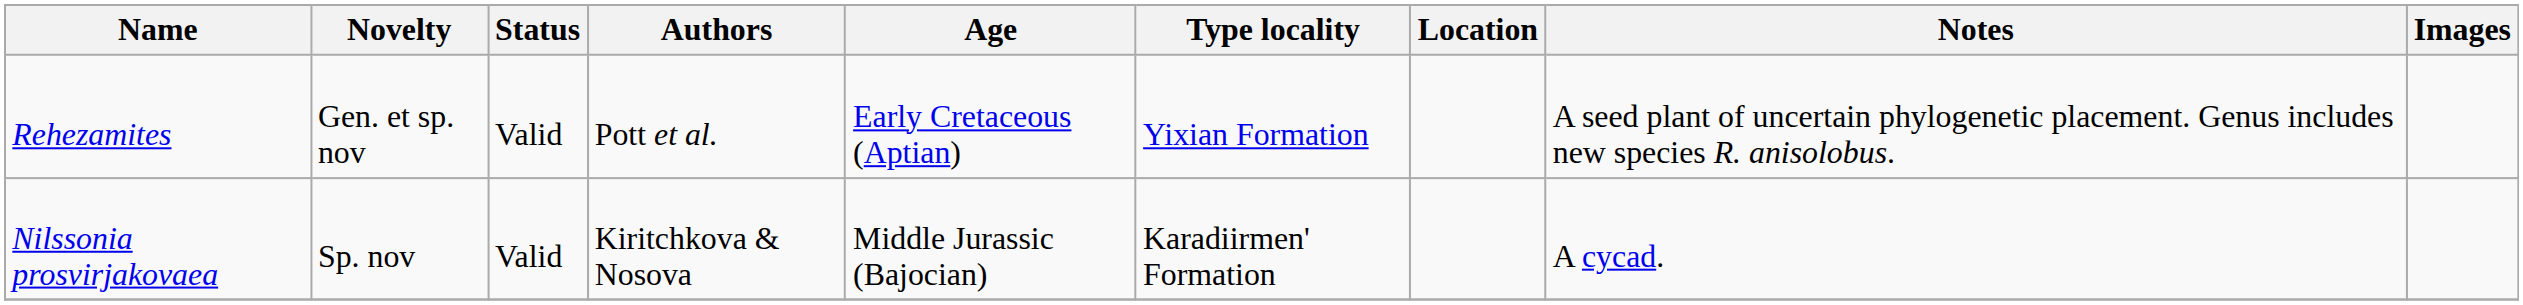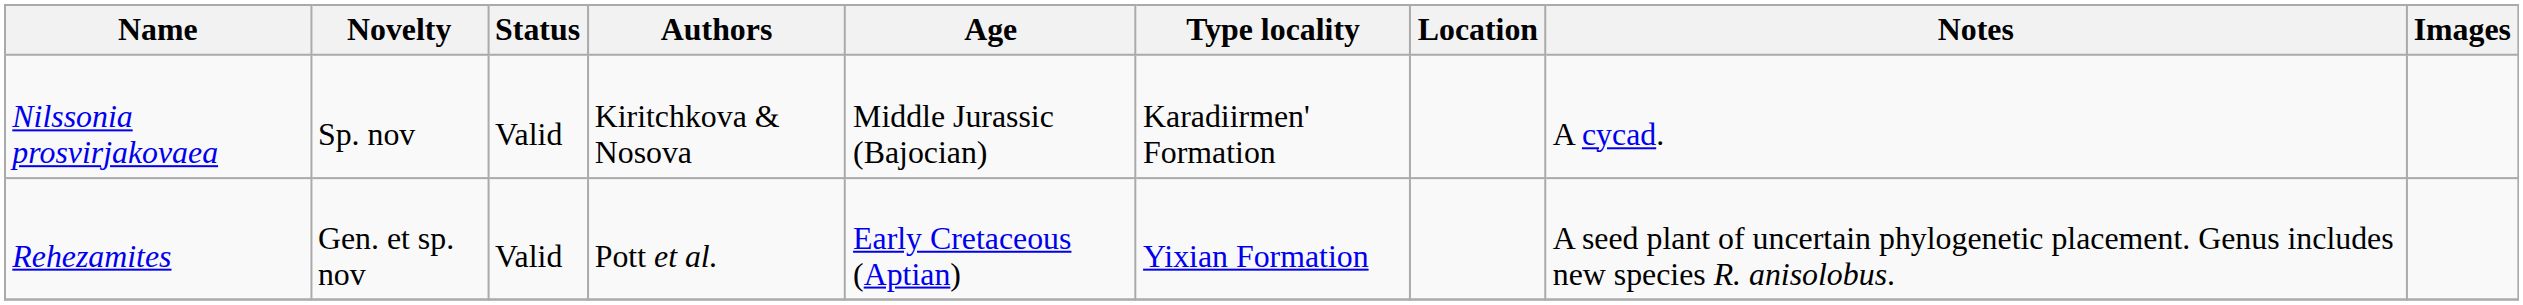rows swapped: (115, 256) <-> (92, 133)
